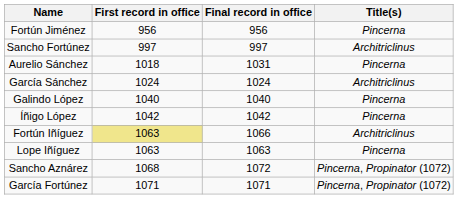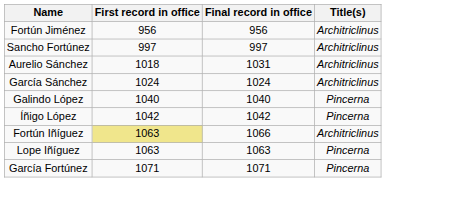(384, 30) Pincerna -> (348, 30) Architriclinus
(384, 64) Pincerna -> (348, 64) Architriclinus
- row: (48, 168)
(384, 185) Pincerna, Propinator (1072) -> (348, 168) Pincerna
